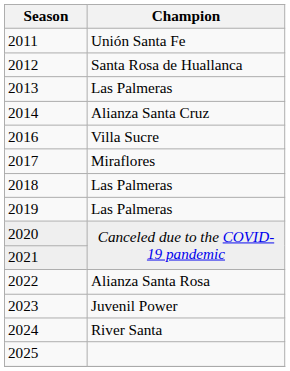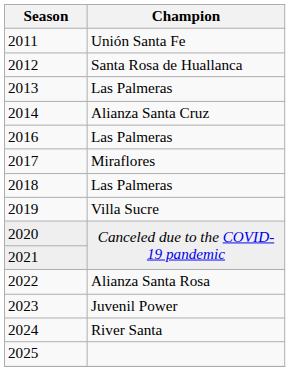(125, 137) Villa Sucre -> (132, 137) Las Palmeras
(132, 209) Las Palmeras -> (125, 209) Villa Sucre
